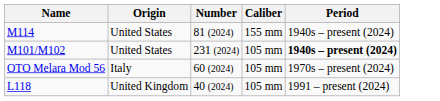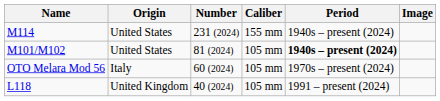+ column: (417, 13)
(213, 31) 81 (2024) -> (216, 31) 231 (2024)
(216, 50) 231 (2024) -> (213, 50) 81 (2024)
